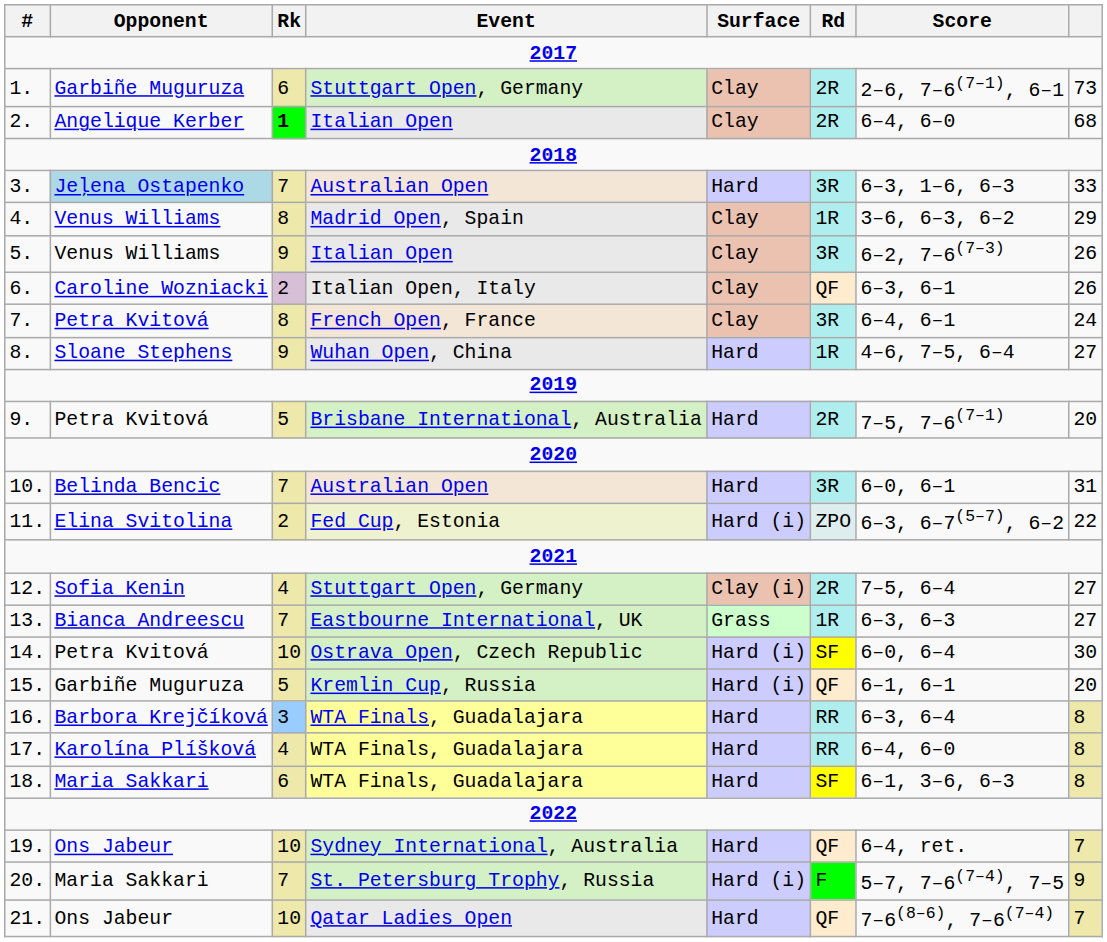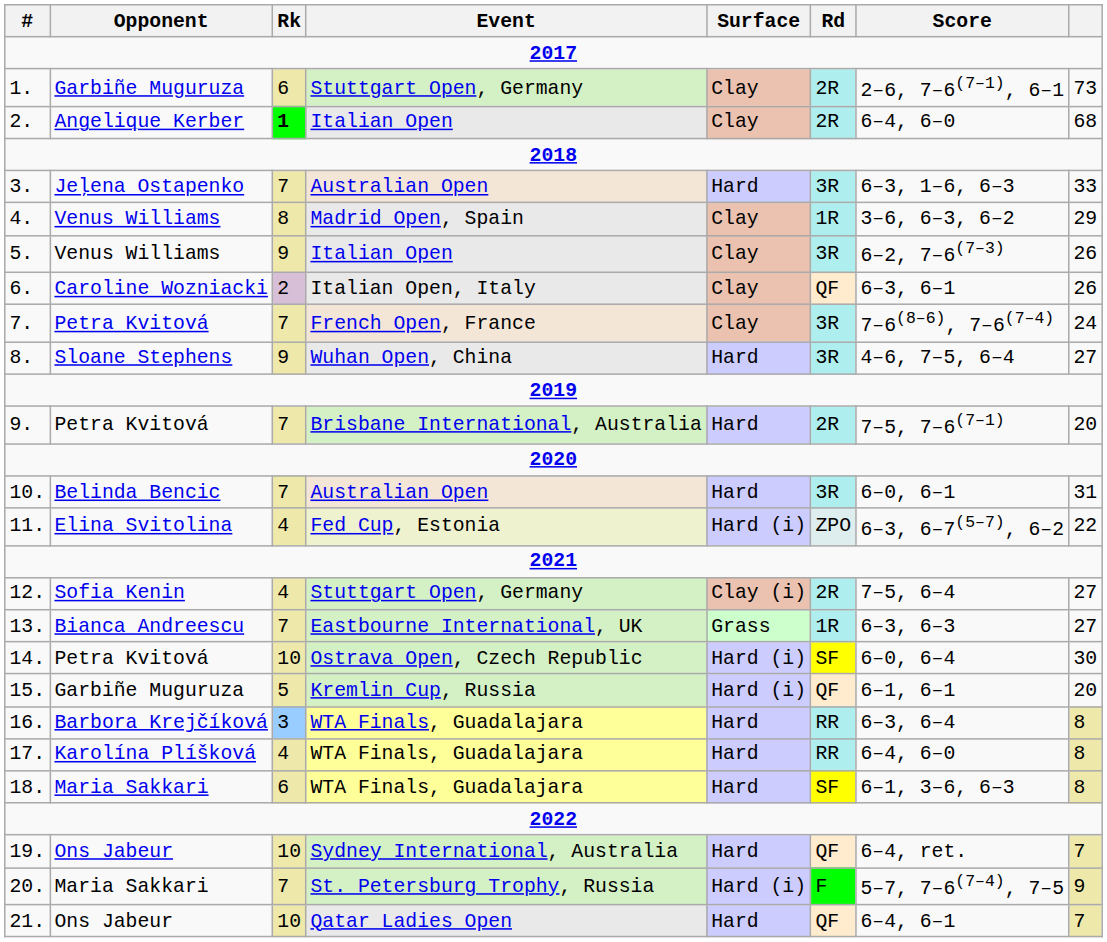(149, 187) lightblue background -> (149, 187) no background
(283, 321) 8 -> (283, 323) 7
(908, 321) 6–4, 6–1 -> (957, 323) 7–6(8–6), 7–6(7–4)
(827, 353) 1R -> (827, 358) 3R
(283, 420) 5 -> (283, 425) 7
(283, 522) 2 -> (283, 527) 4
(957, 918) 7–6(8–6), 7–6(7–4) -> (908, 921) 6–4, 6–1
